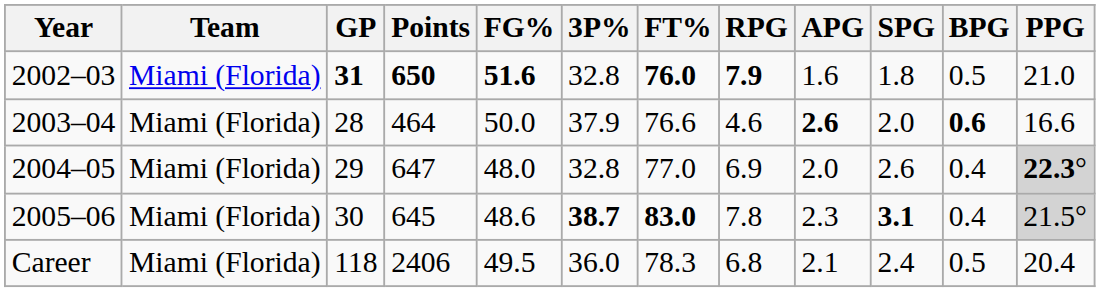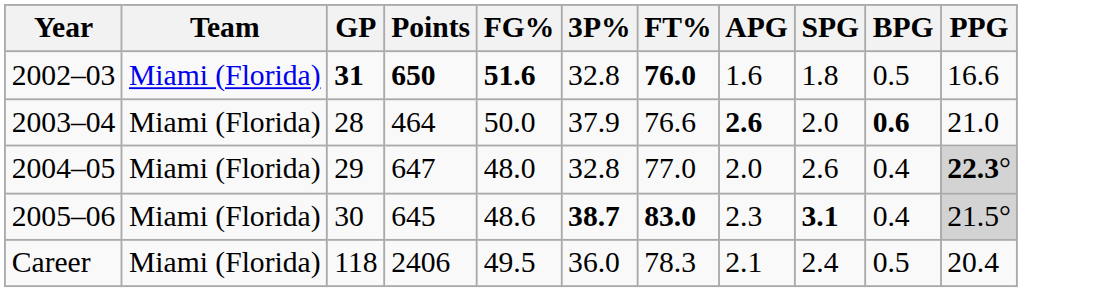- column: (757, 27)
(1049, 74) 21.0 -> (973, 74) 16.6
(1049, 121) 16.6 -> (973, 121) 21.0
